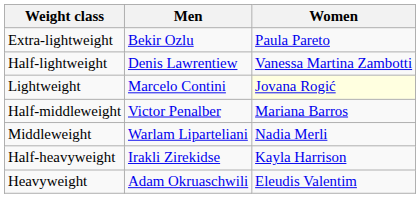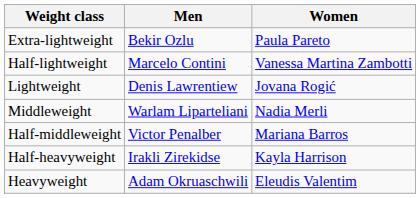(183, 63) Denis Lawrentiew -> (177, 63) Marcelo Contini
(177, 87) Marcelo Contini -> (183, 87) Denis Lawrentiew
(295, 87) lightyellow background -> (295, 87) no background
rows swapped: (65, 110) <-> (50, 134)
